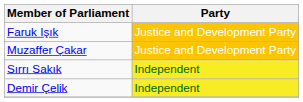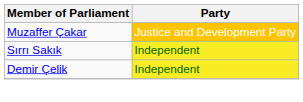- row: (33, 32)
